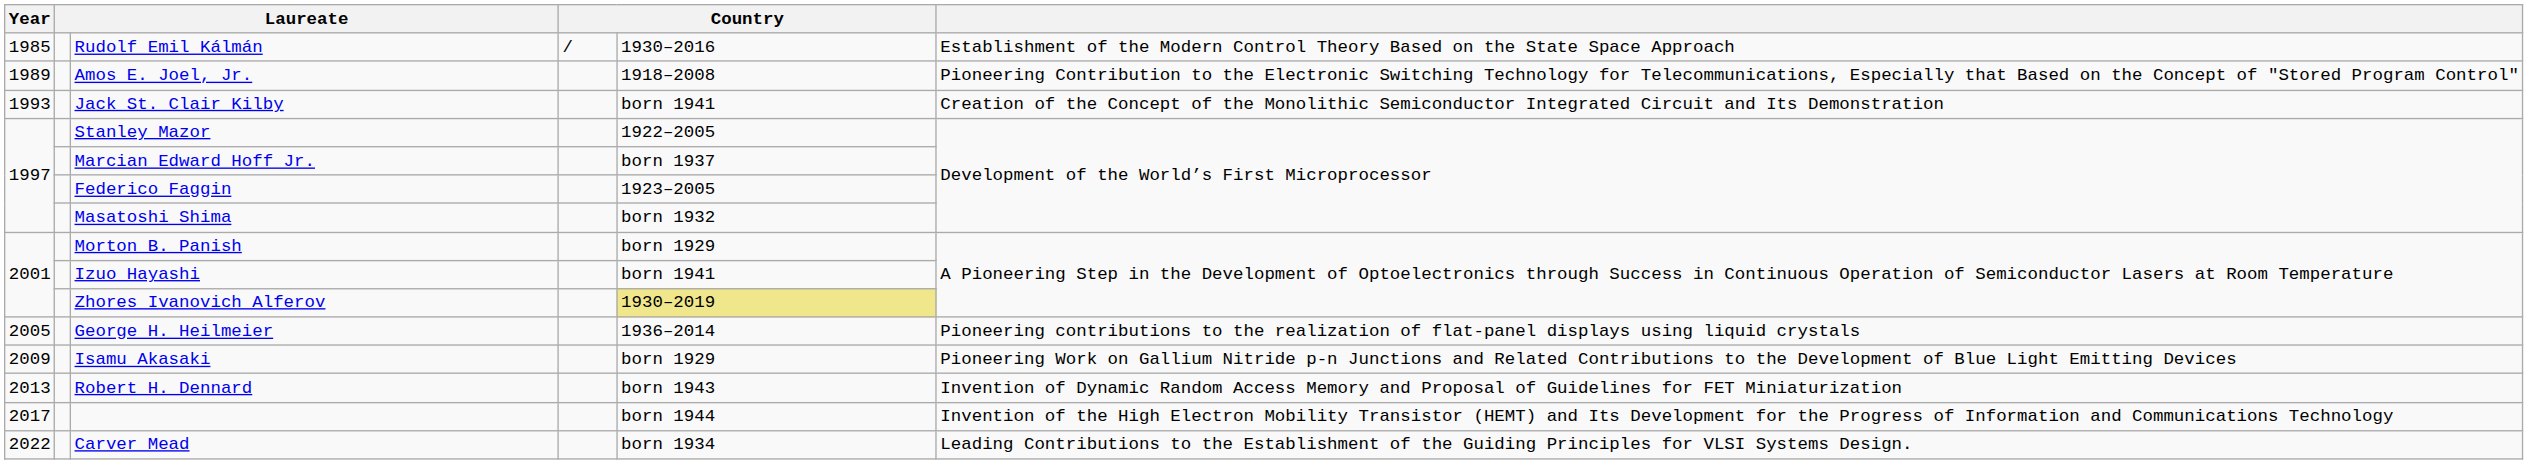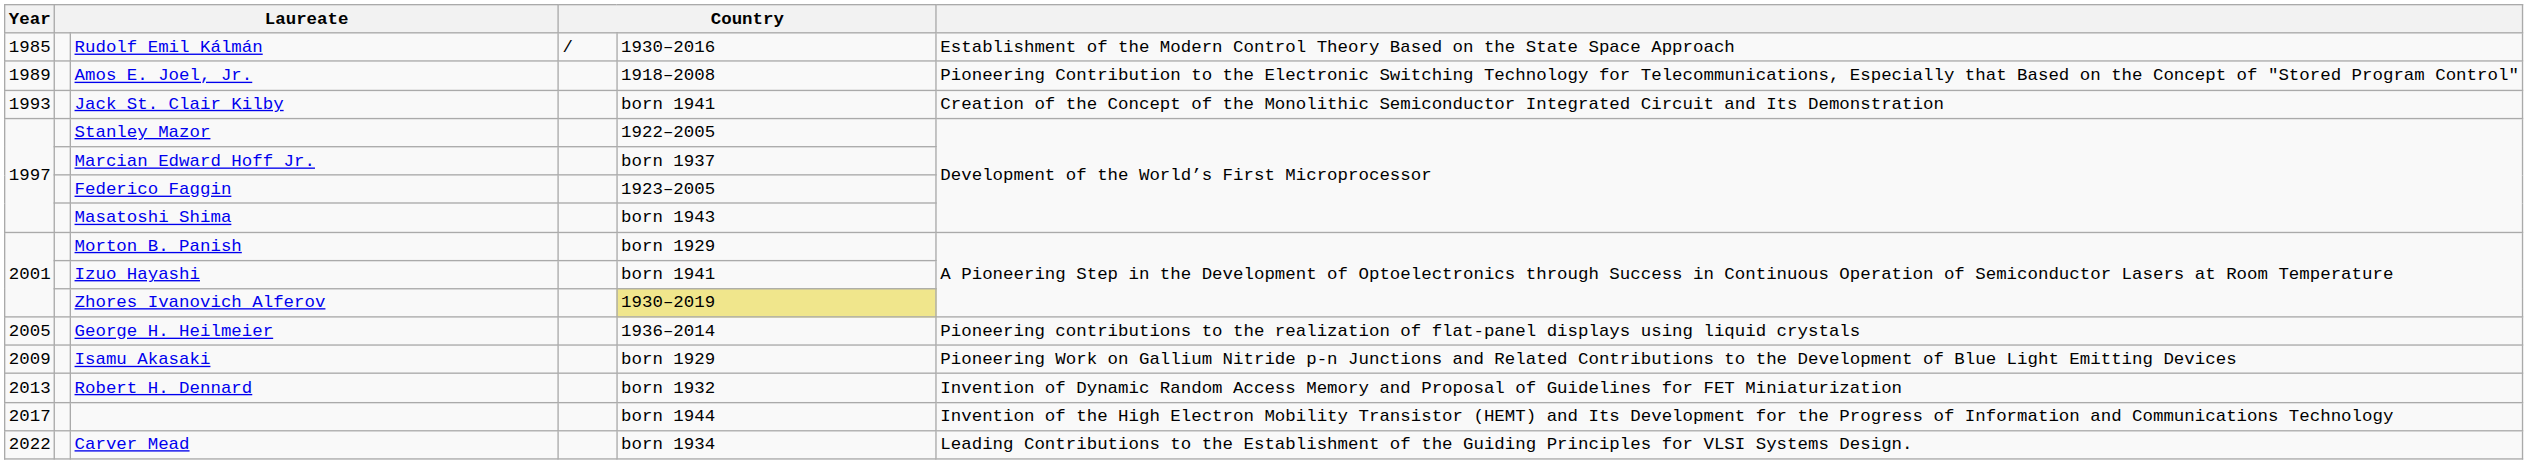(668, 218) born 1932 -> (668, 218) born 1943
(668, 388) born 1943 -> (668, 388) born 1932
